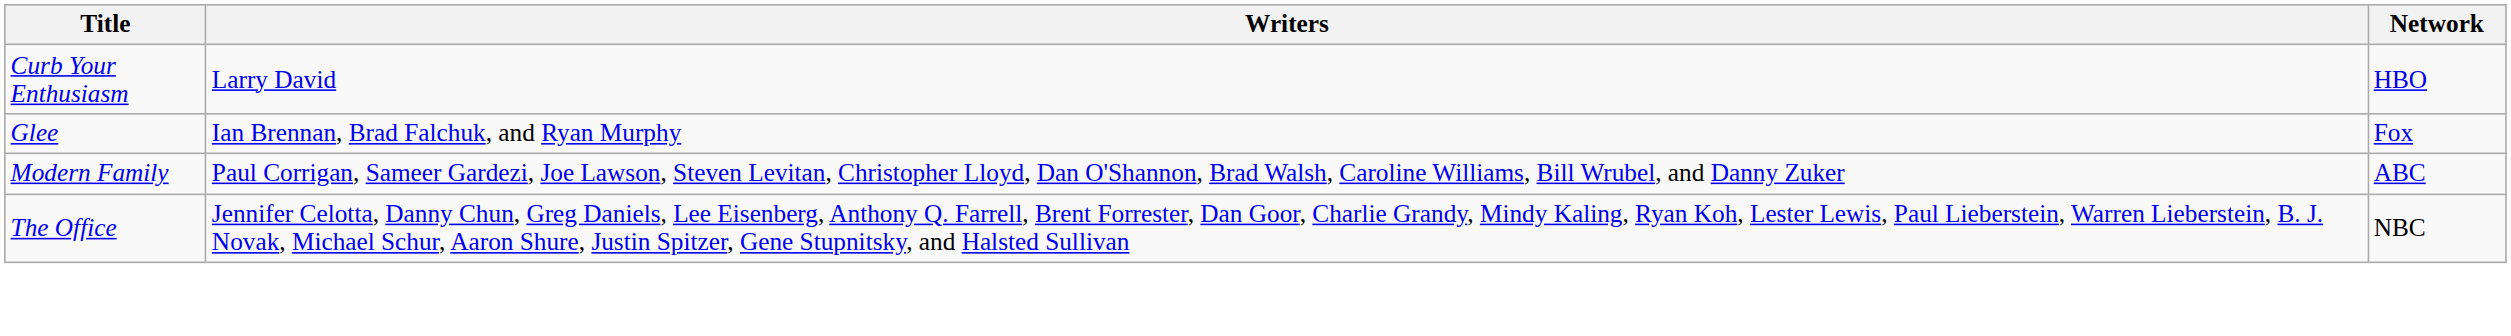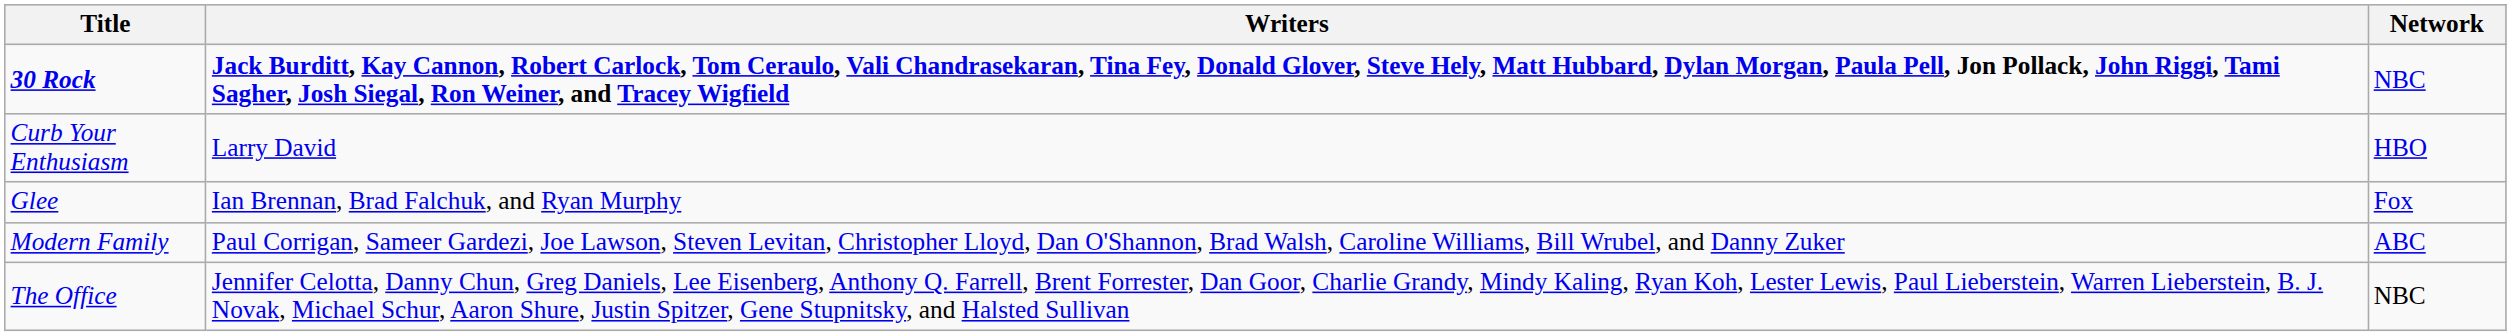+ row: (53, 78)
